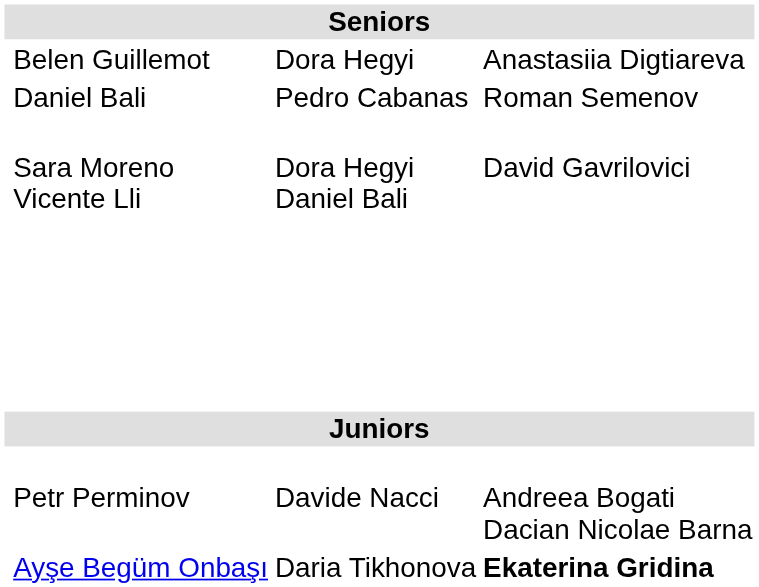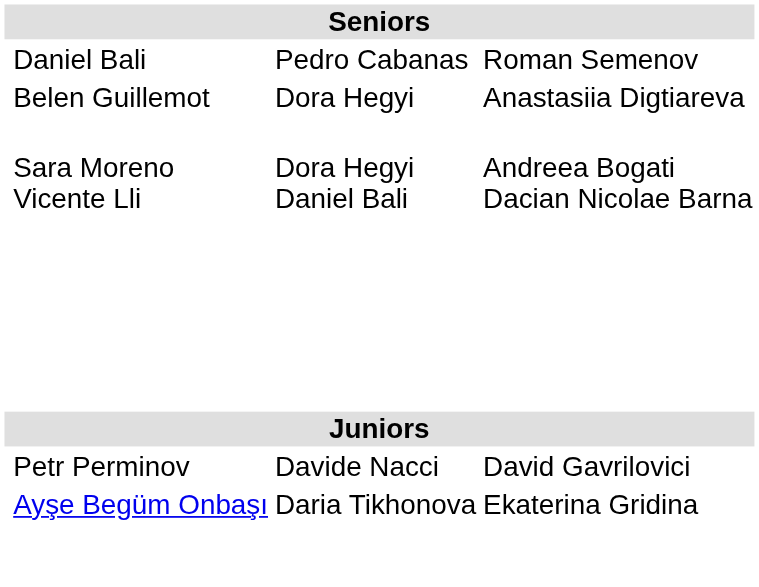rows swapped: (80, 98) <-> (111, 59)
(587, 167) David Gavrilovici -> (618, 183) Andreea Bogati Dacian Nicolae Barna
(618, 513) Andreea Bogati Dacian Nicolae Barna -> (587, 466) David Gavrilovici
(598, 567) bold -> (591, 505) normal
